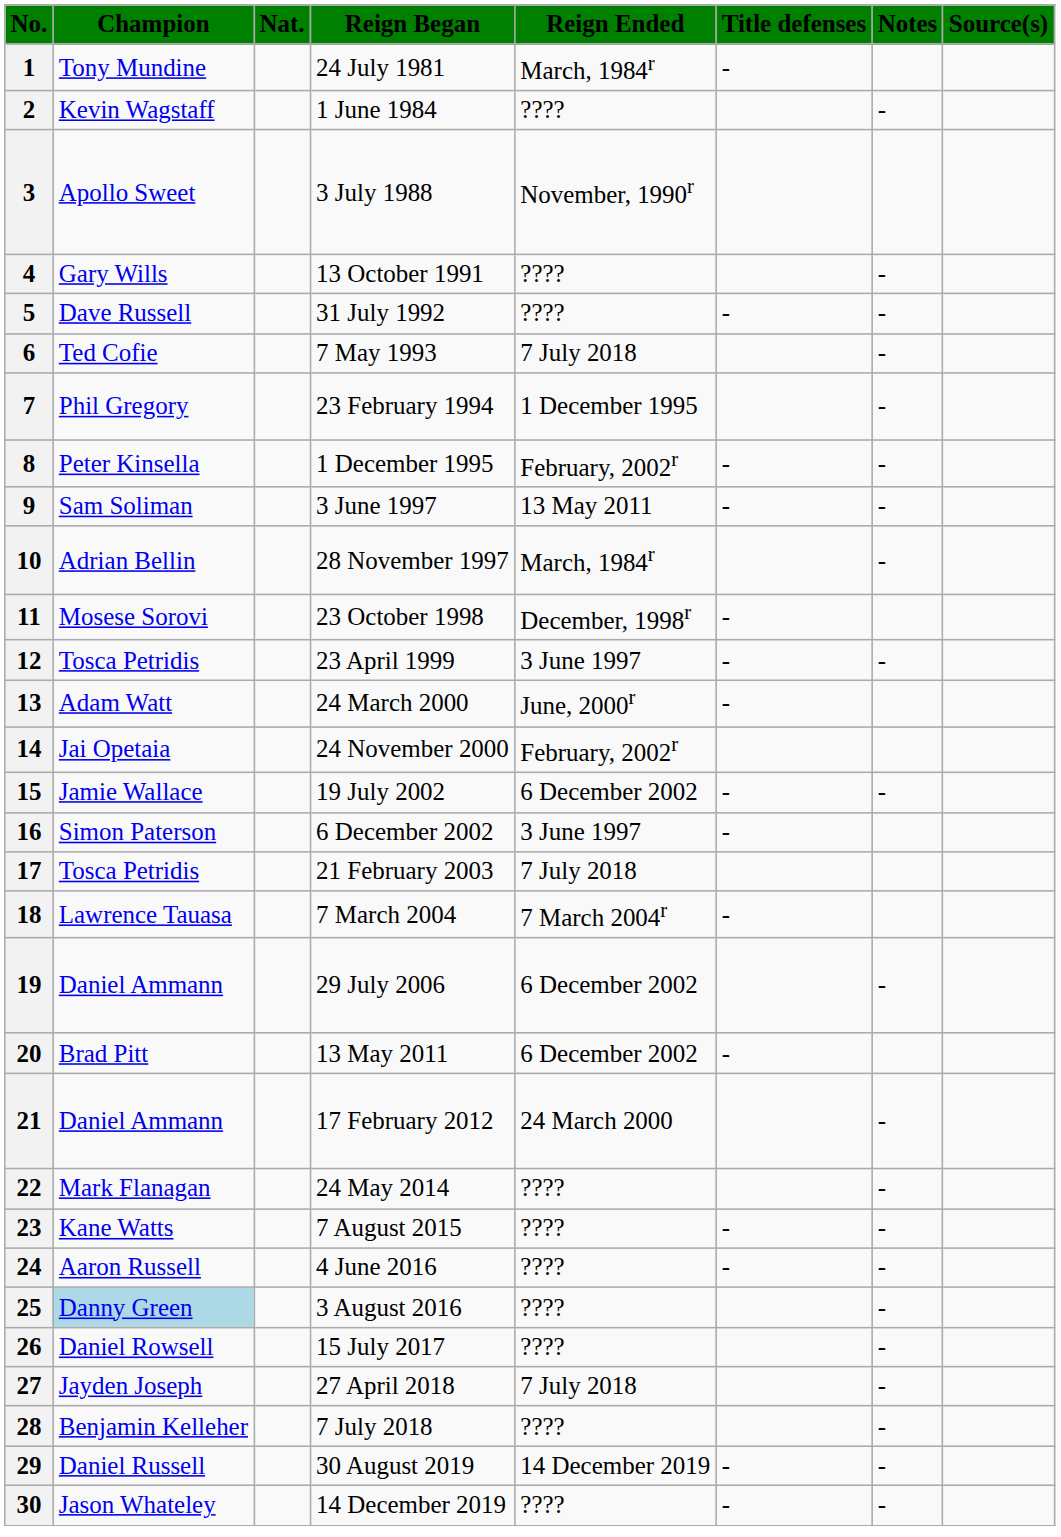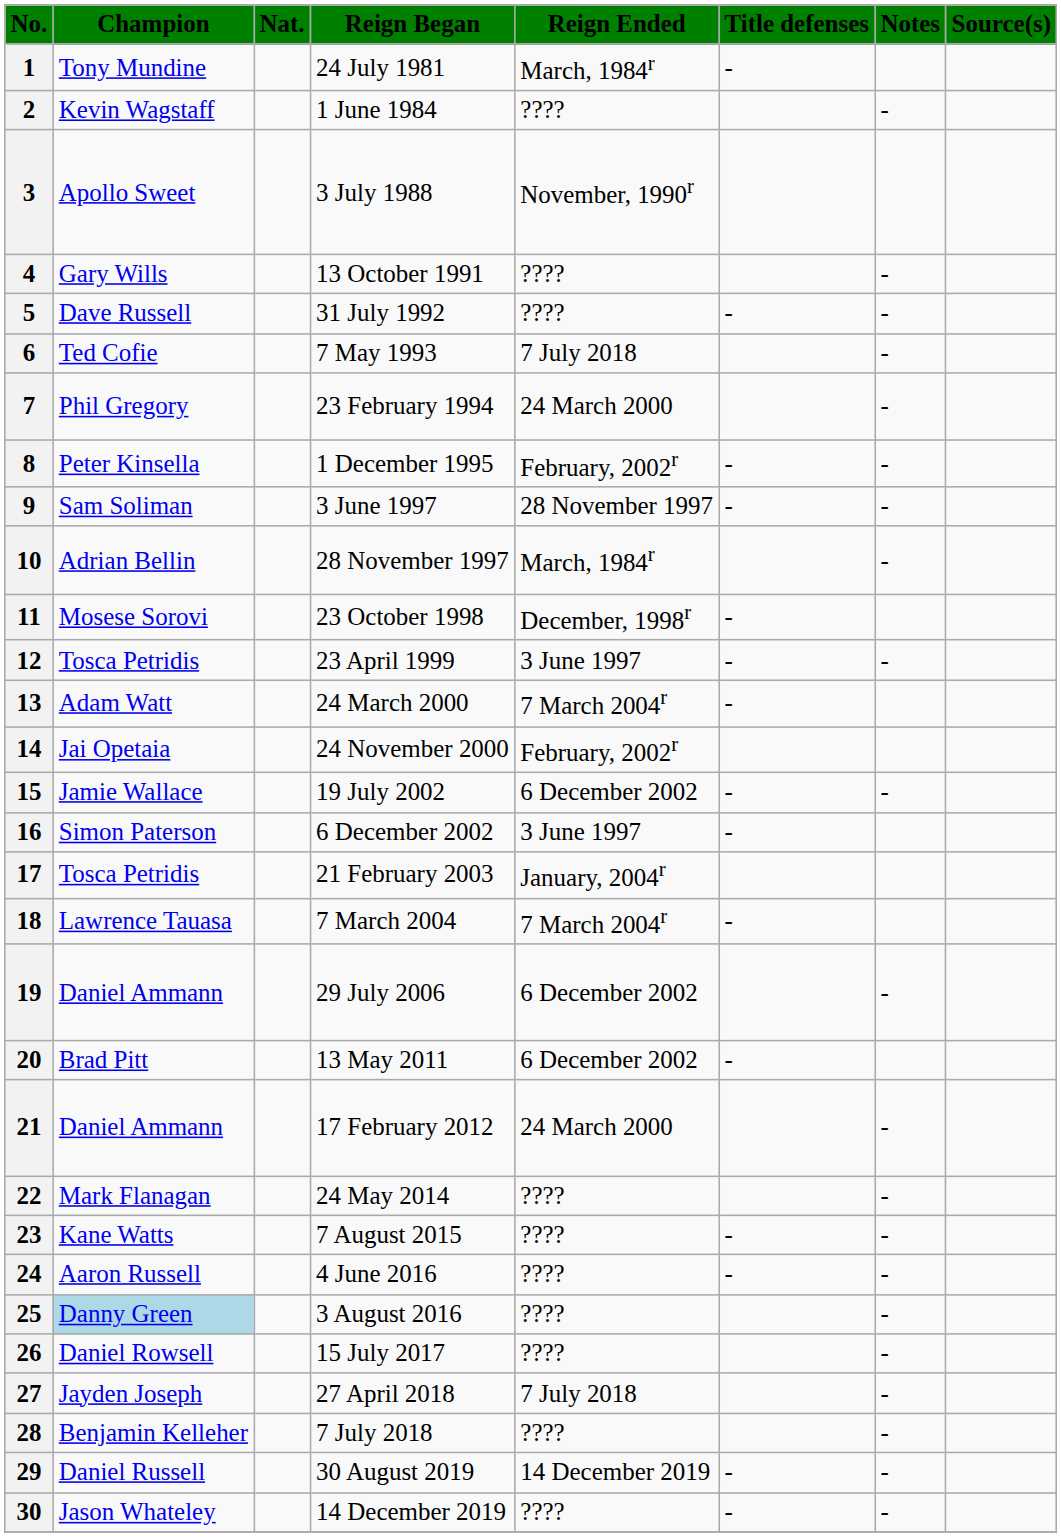(609, 406) 1 December 1995 -> (597, 406) 24 March 2000
(586, 506) 13 May 2011 -> (617, 506) 28 November 1997
(578, 702) June, 2000r -> (594, 702) 7 March 2004r
(579, 871) 7 July 2018 -> (593, 874) January, 2004r
